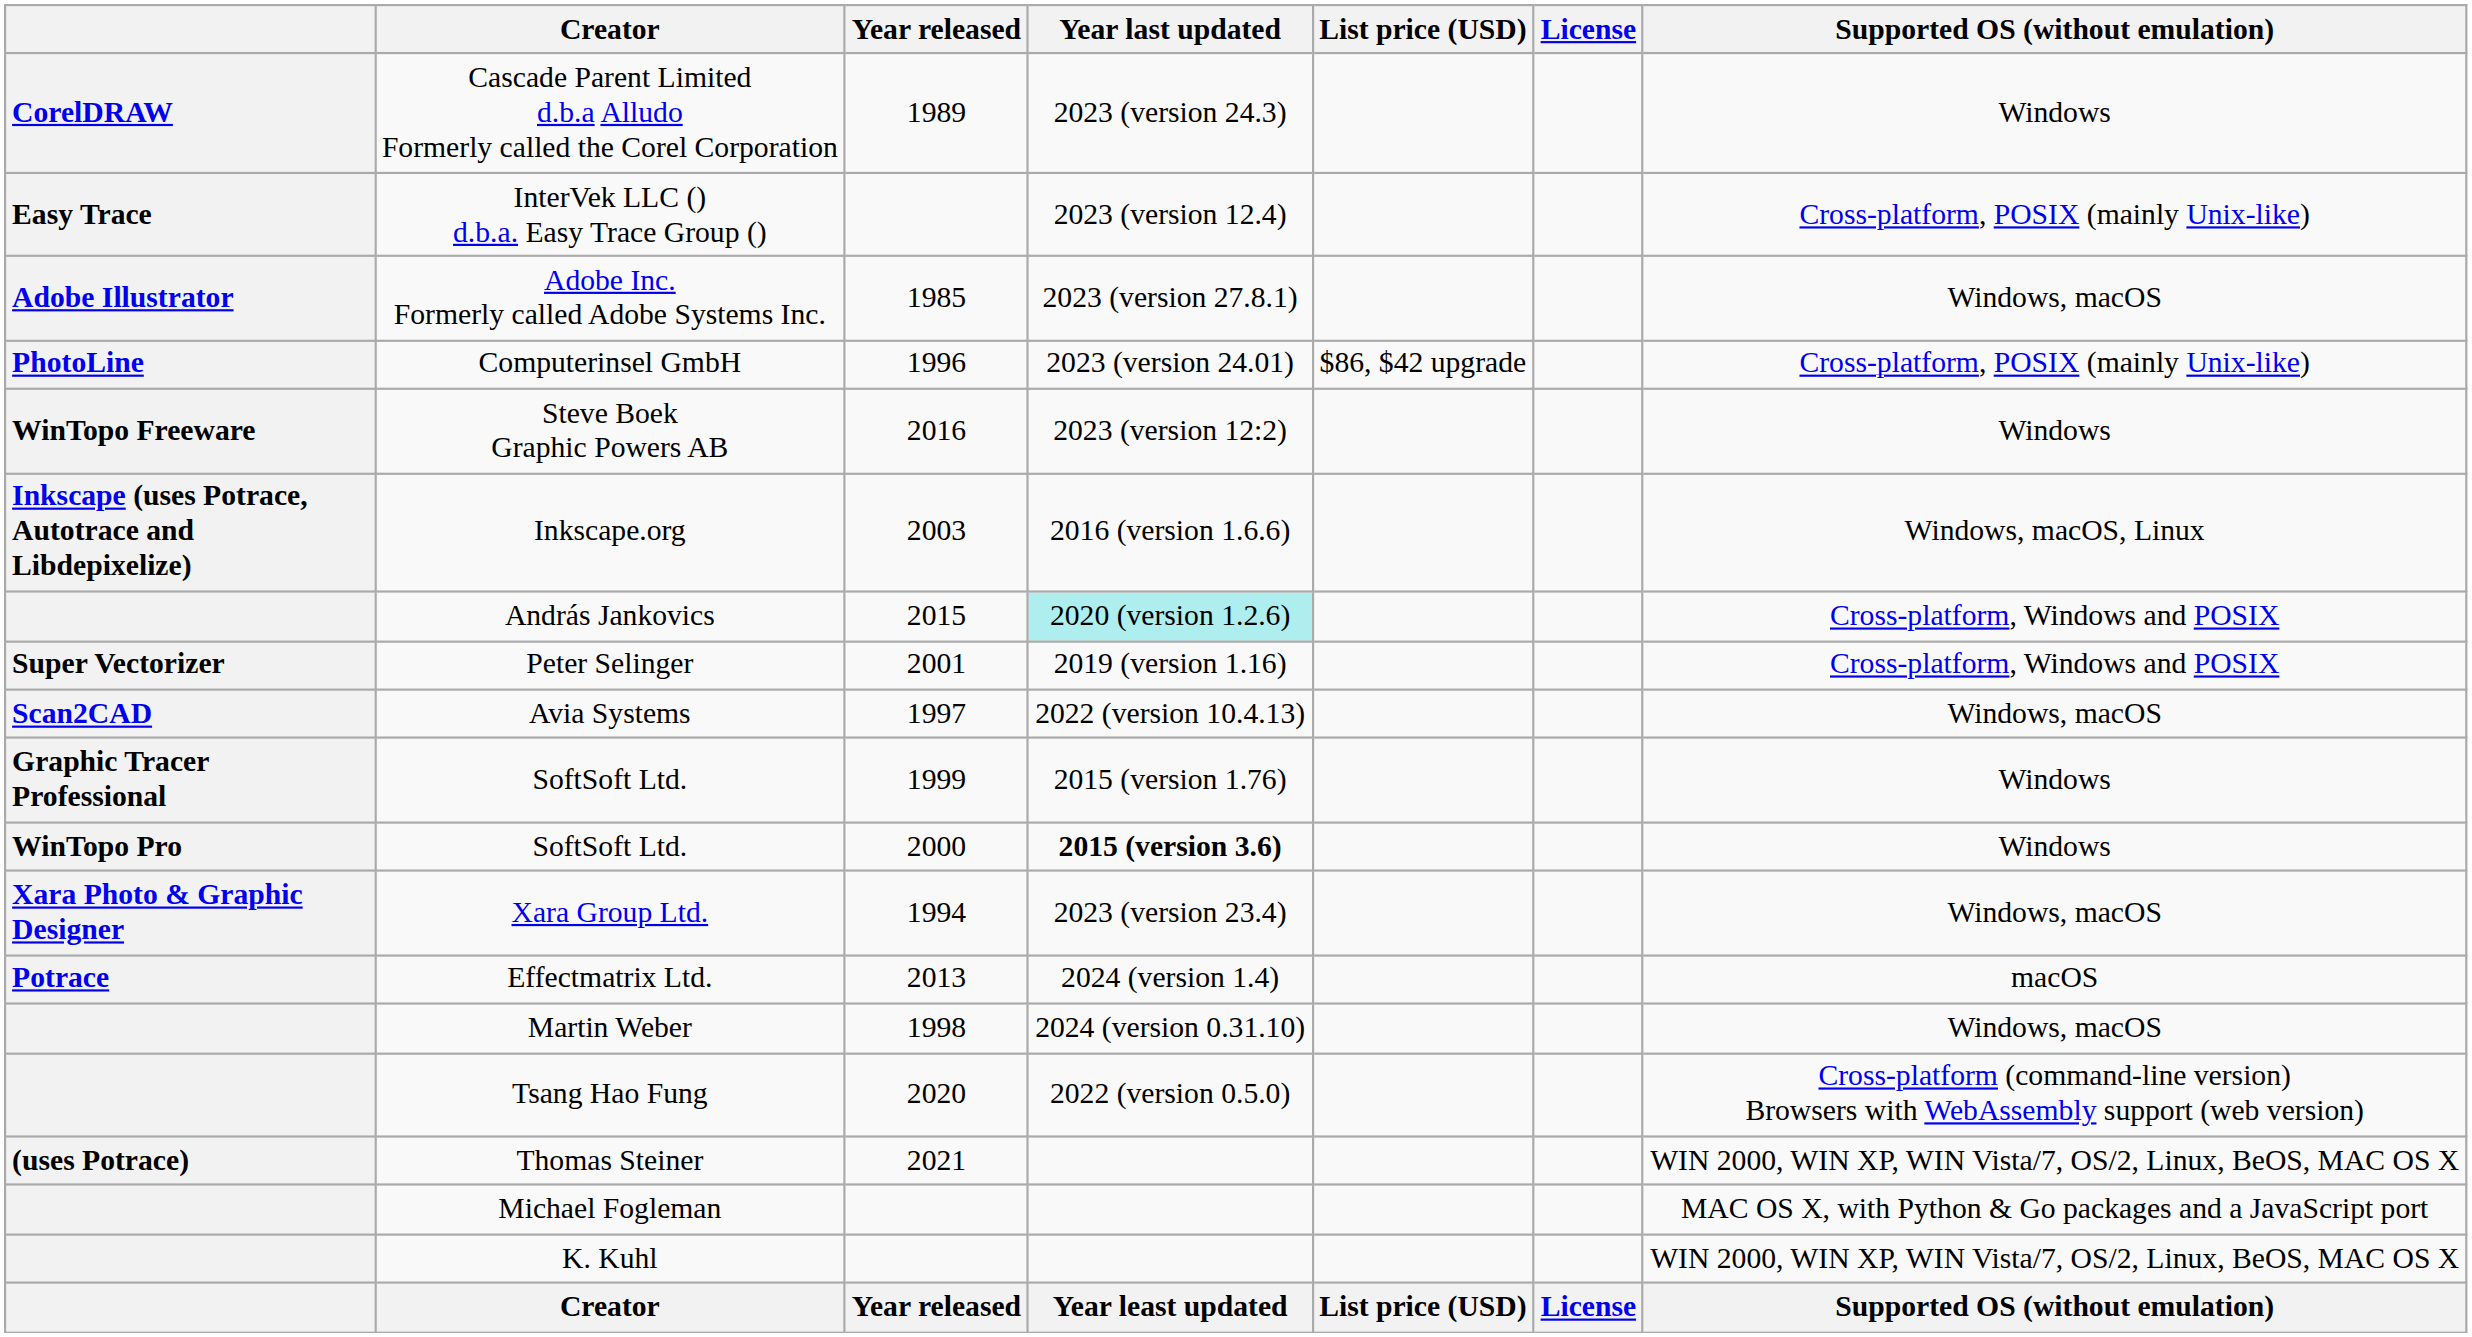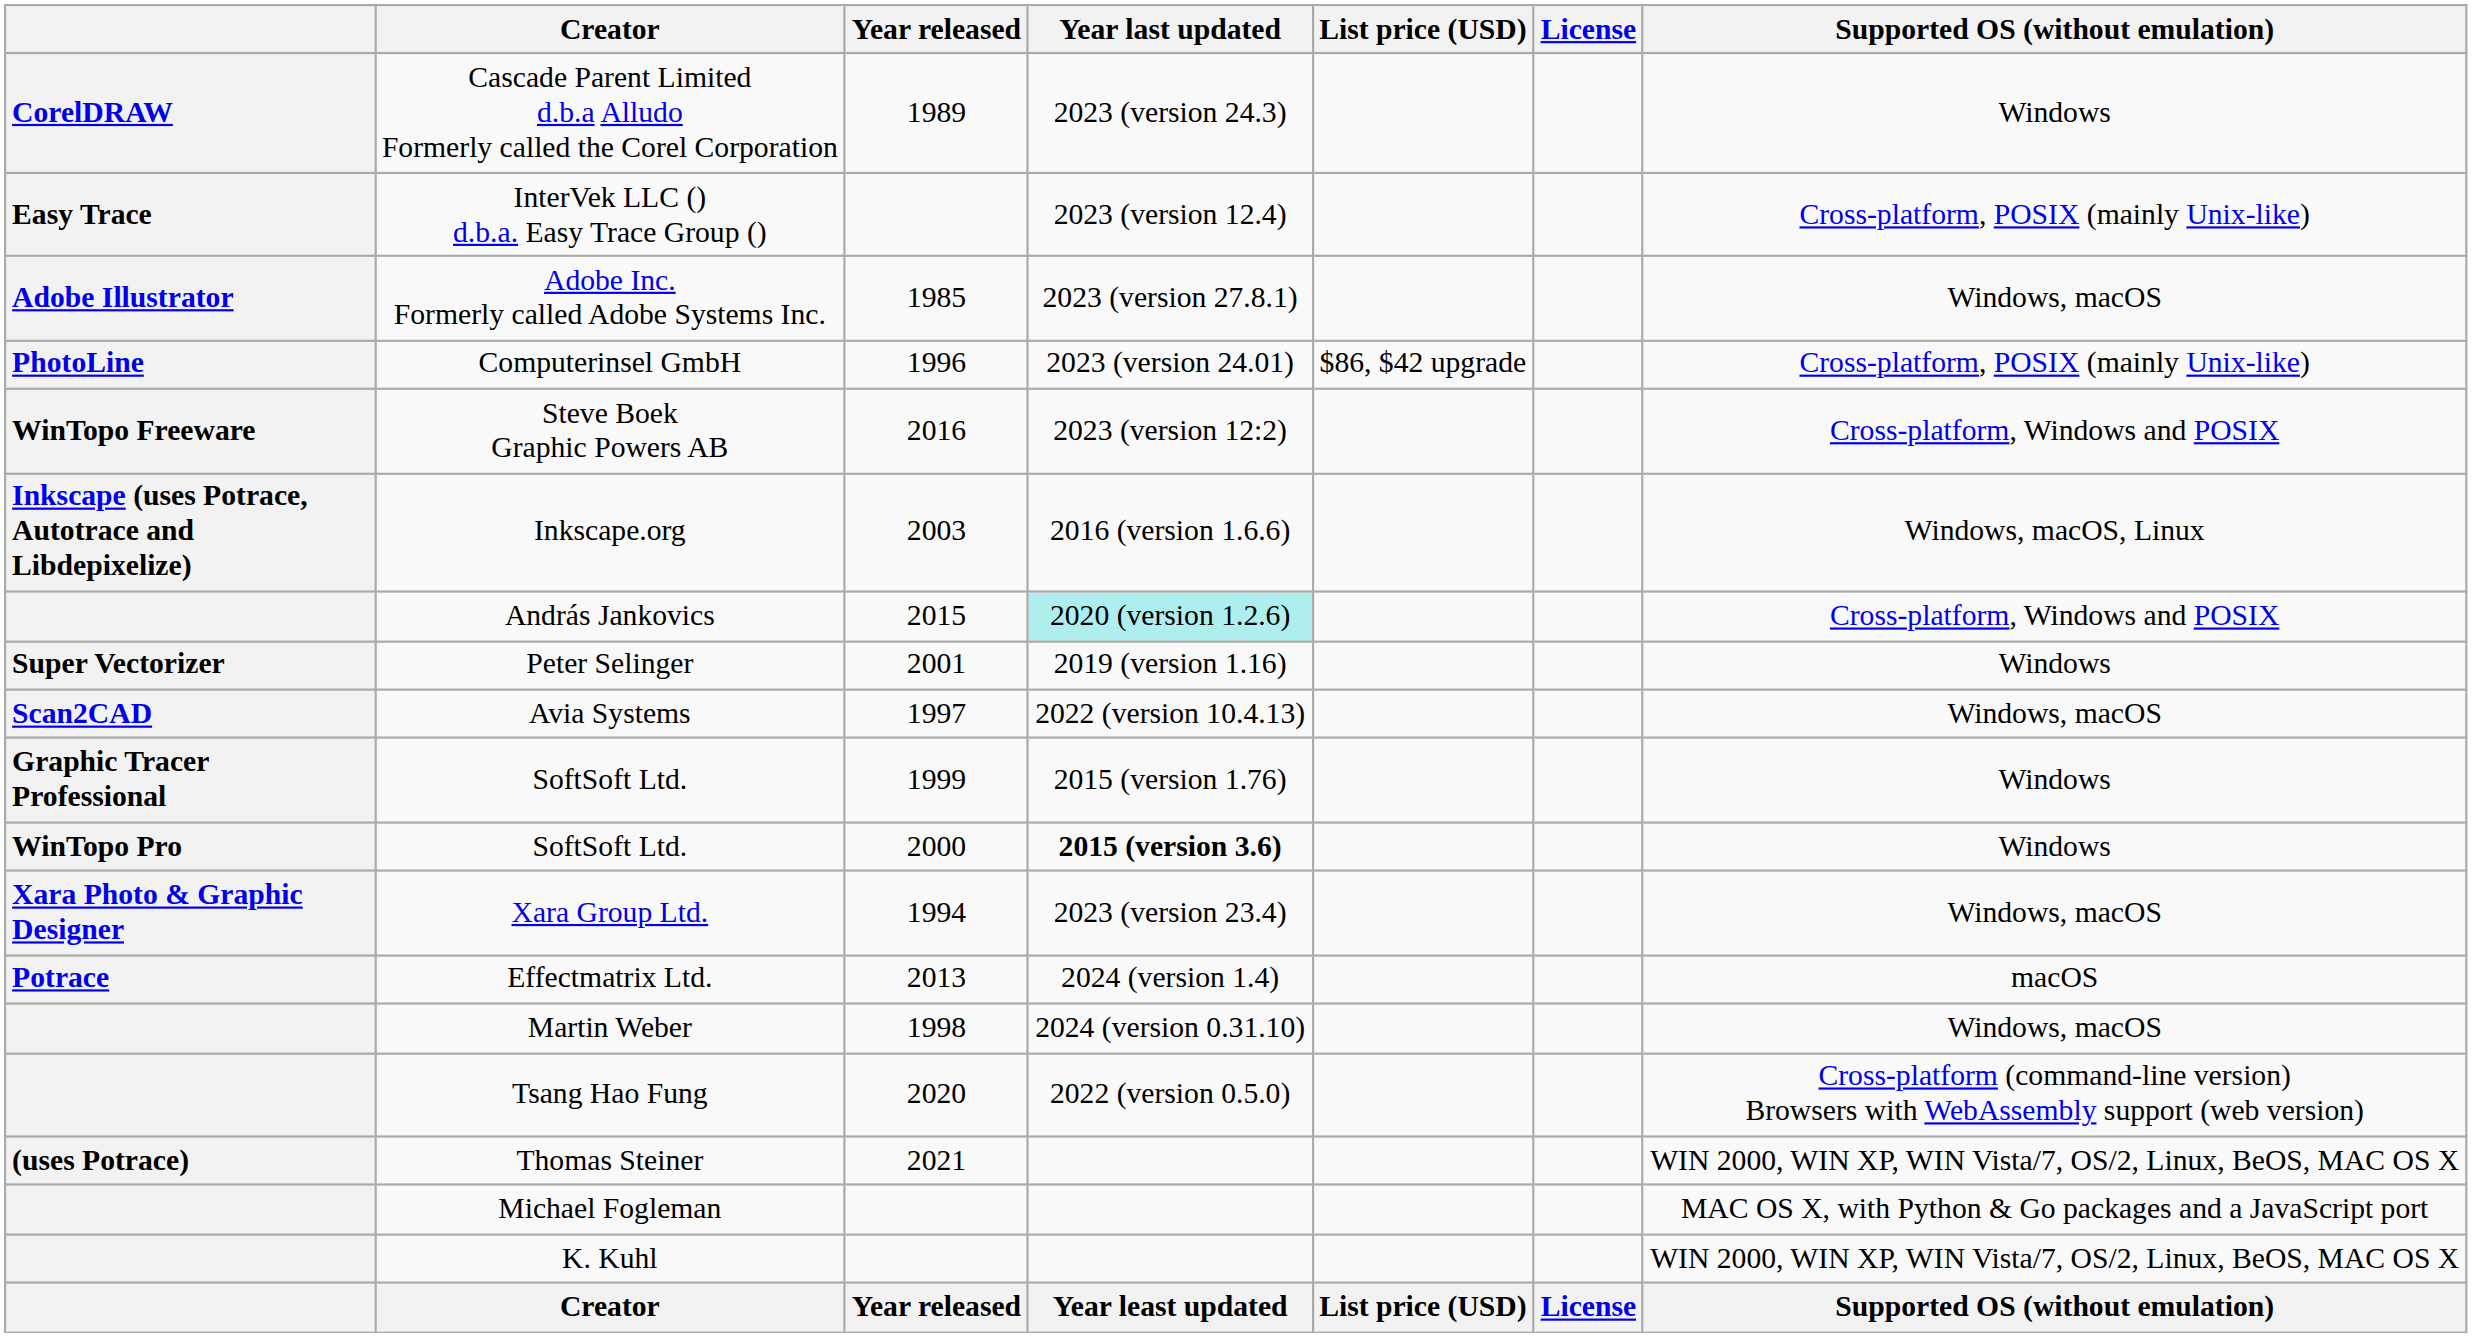(2055, 430) Windows -> (2055, 430) Cross-platform, Windows and POSIX
(2055, 664) Cross-platform, Windows and POSIX -> (2055, 664) Windows
